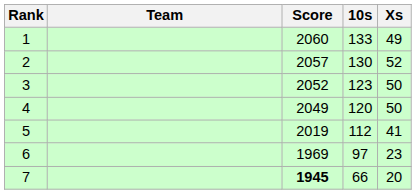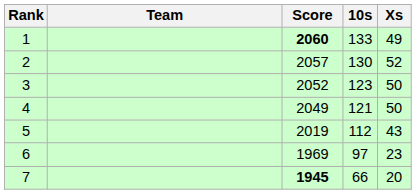(312, 39) normal -> (312, 39) bold
(360, 108) 120 -> (360, 108) 121
(394, 131) 41 -> (394, 131) 43
